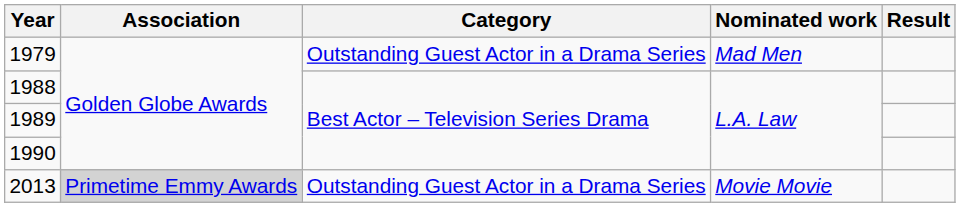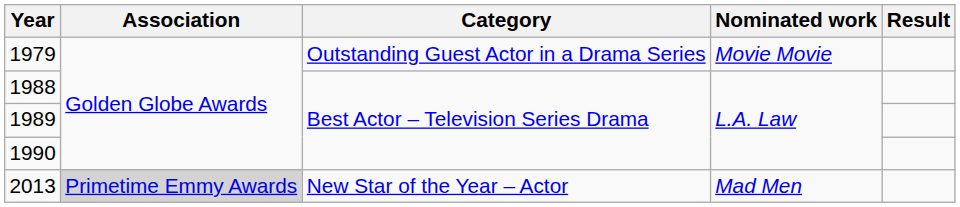(759, 53) Mad Men -> (774, 53) Movie Movie
(506, 185) Outstanding Guest Actor in a Drama Series -> (437, 185) New Star of the Year – Actor
(774, 185) Movie Movie -> (759, 185) Mad Men
